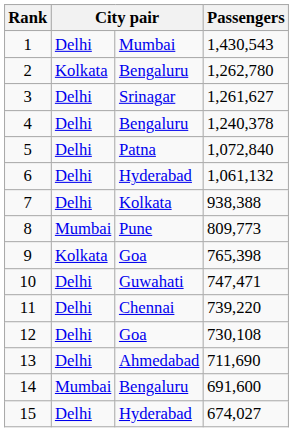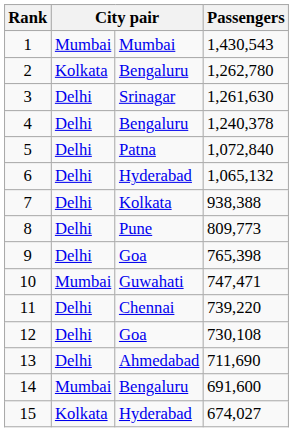(73, 44) Delhi -> (83, 44) Mumbai
(240, 96) 1,261,627 -> (240, 96) 1,261,630
(240, 176) 1,061,132 -> (240, 176) 1,065,132
(83, 228) Mumbai -> (73, 228) Delhi
(81, 255) Kolkata -> (73, 255) Delhi
(73, 281) Delhi -> (83, 281) Mumbai
(73, 413) Delhi -> (81, 413) Kolkata
